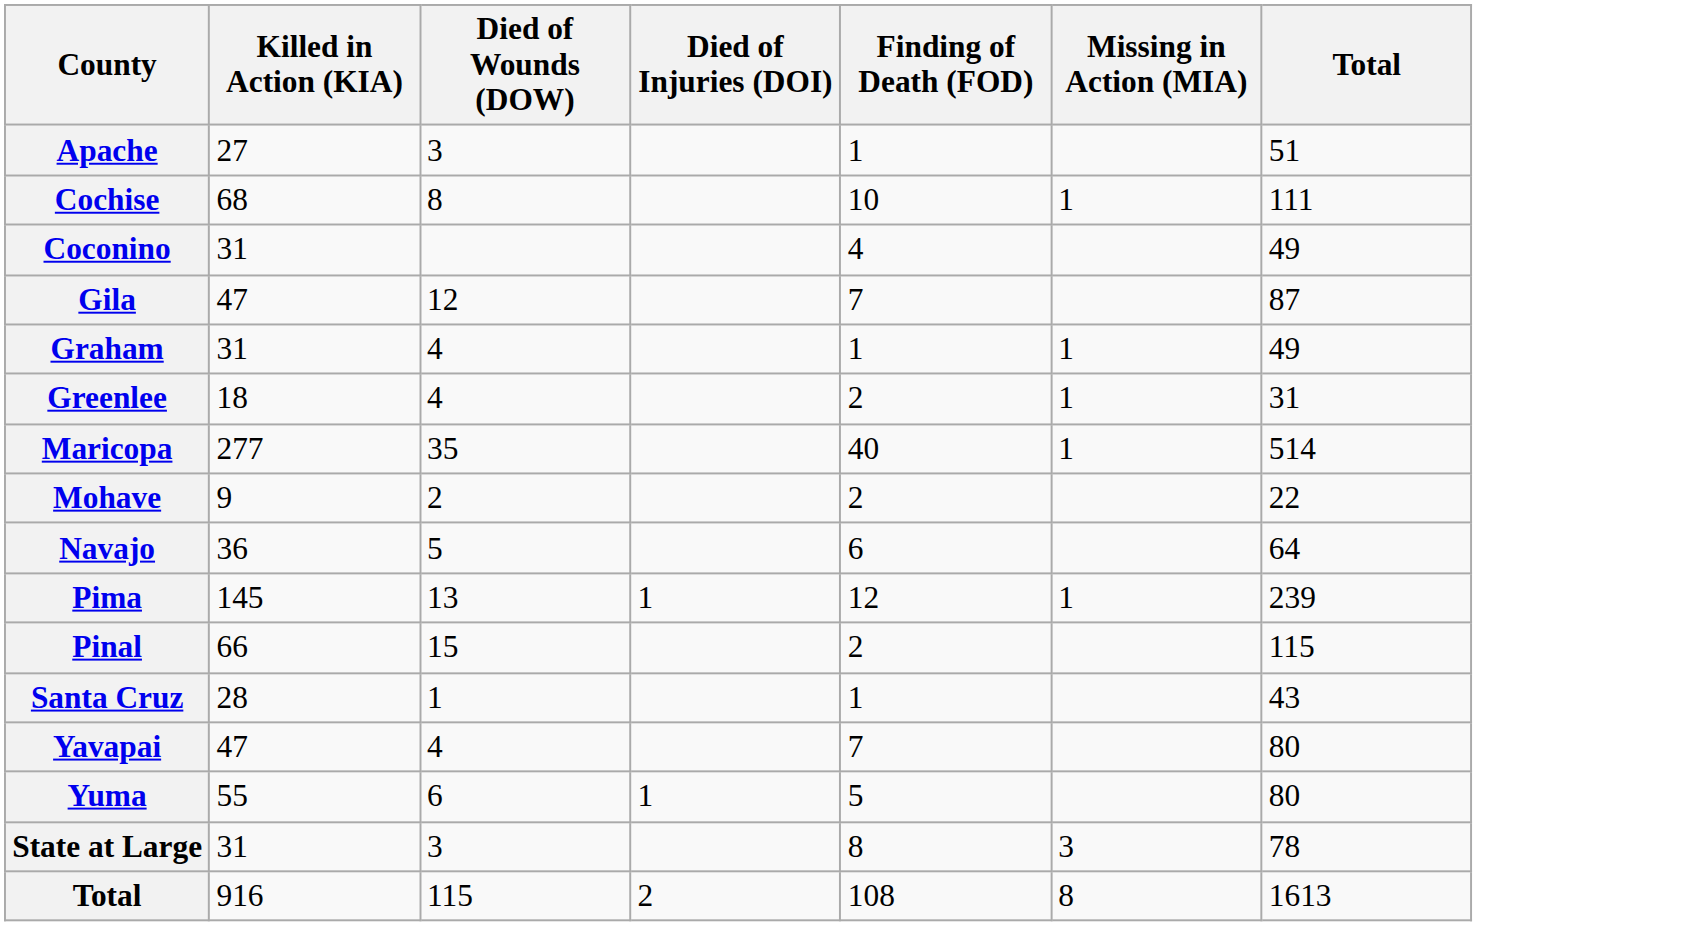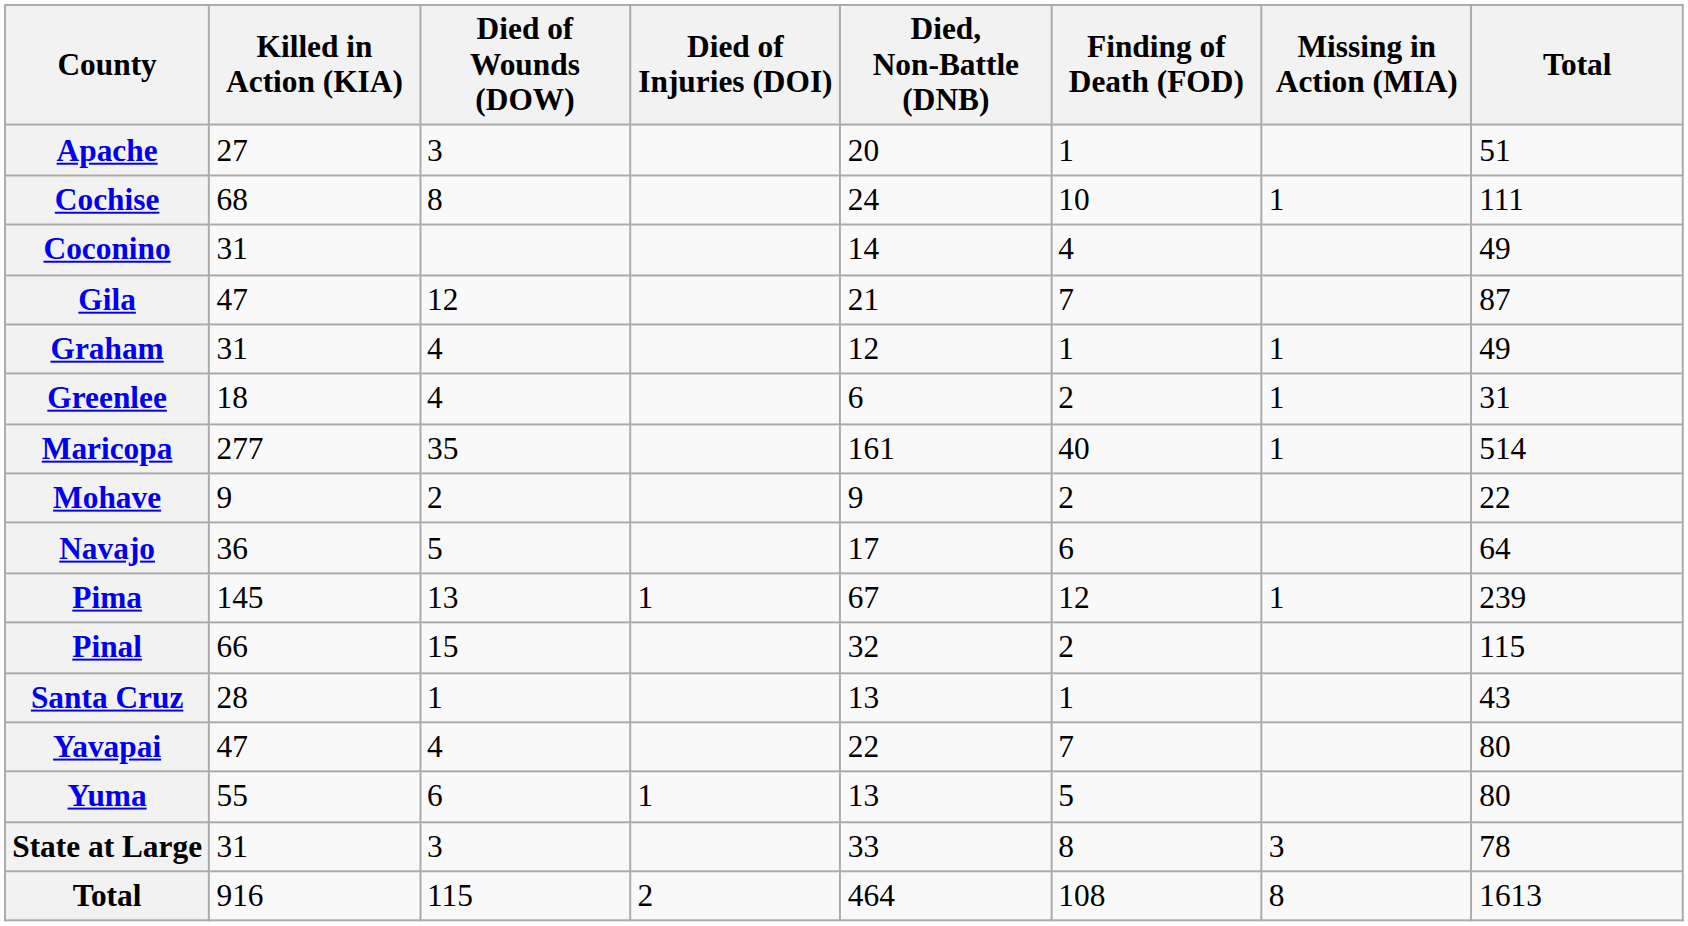+ column: (946, 64)
